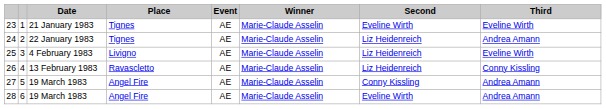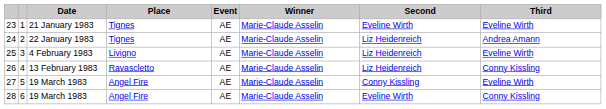(511, 82) Andrea Amann -> (508, 82) Eveline Wirth
(511, 96) Andrea Amann -> (511, 96) Conny Kissling
